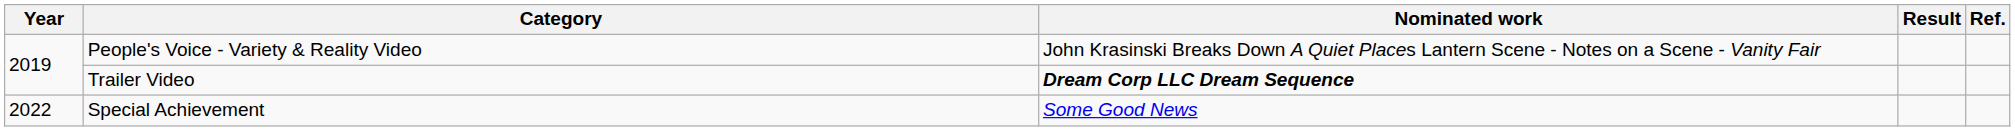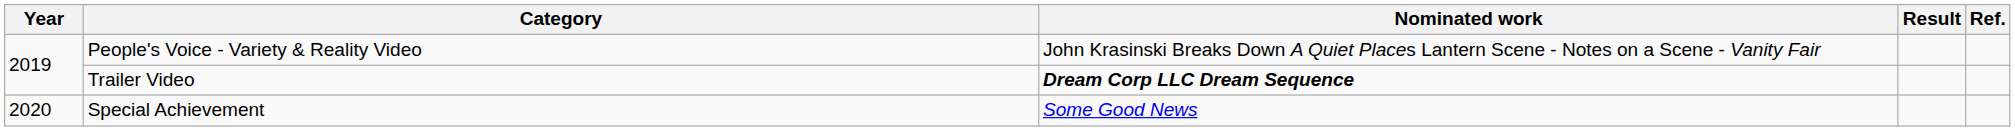(30, 110) 2022 -> (30, 110) 2020
